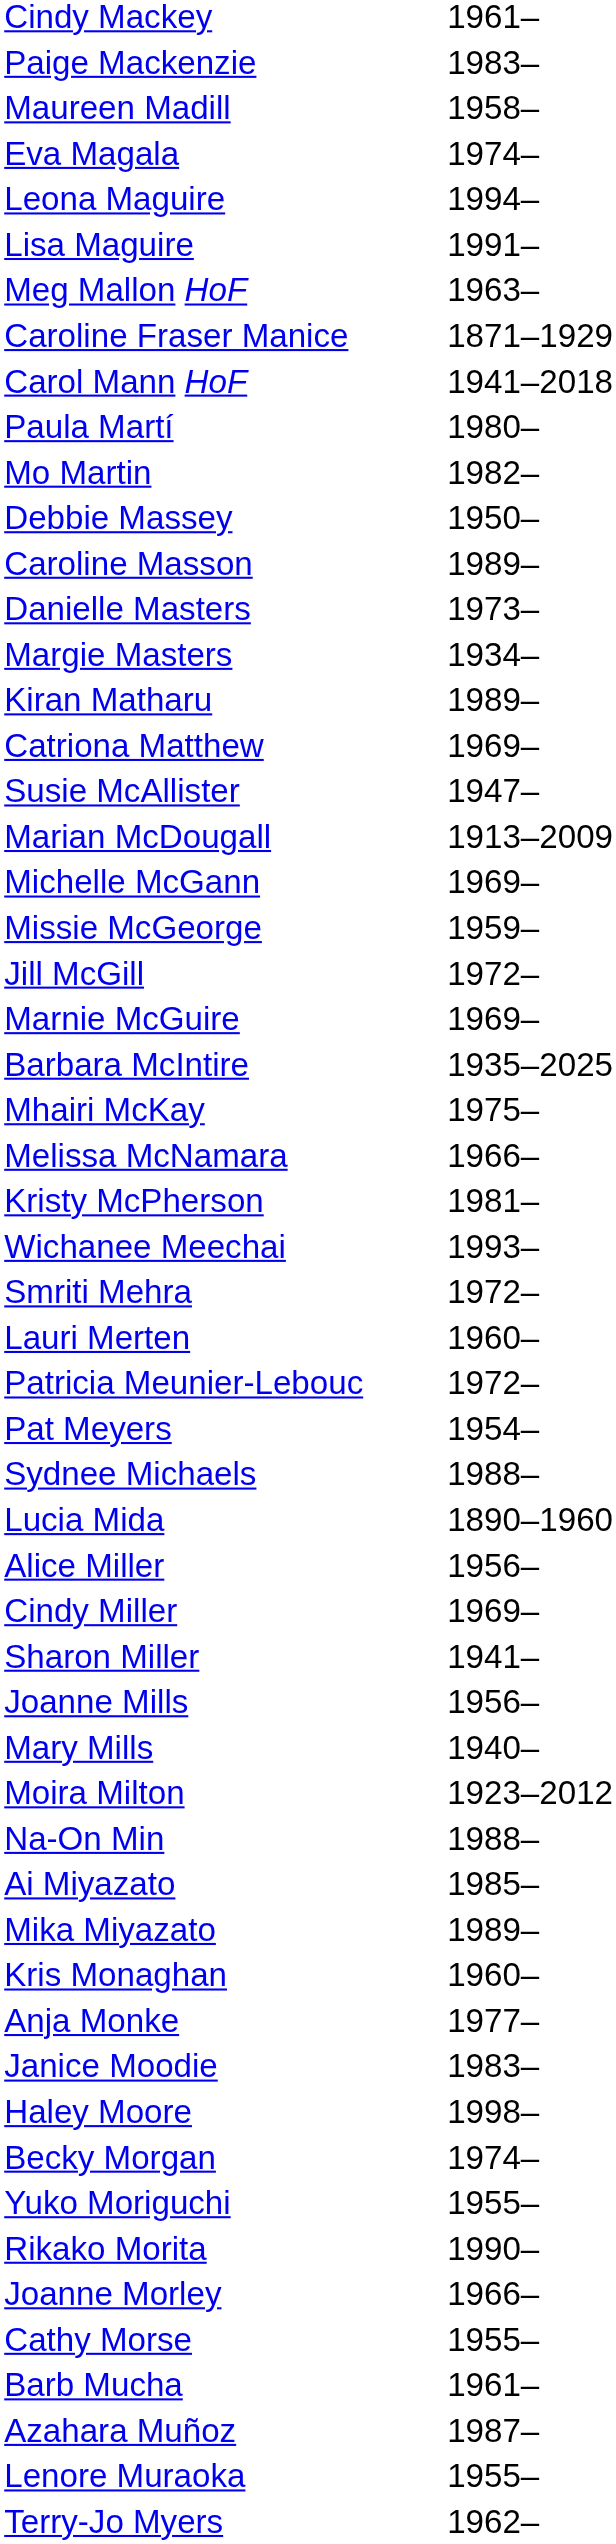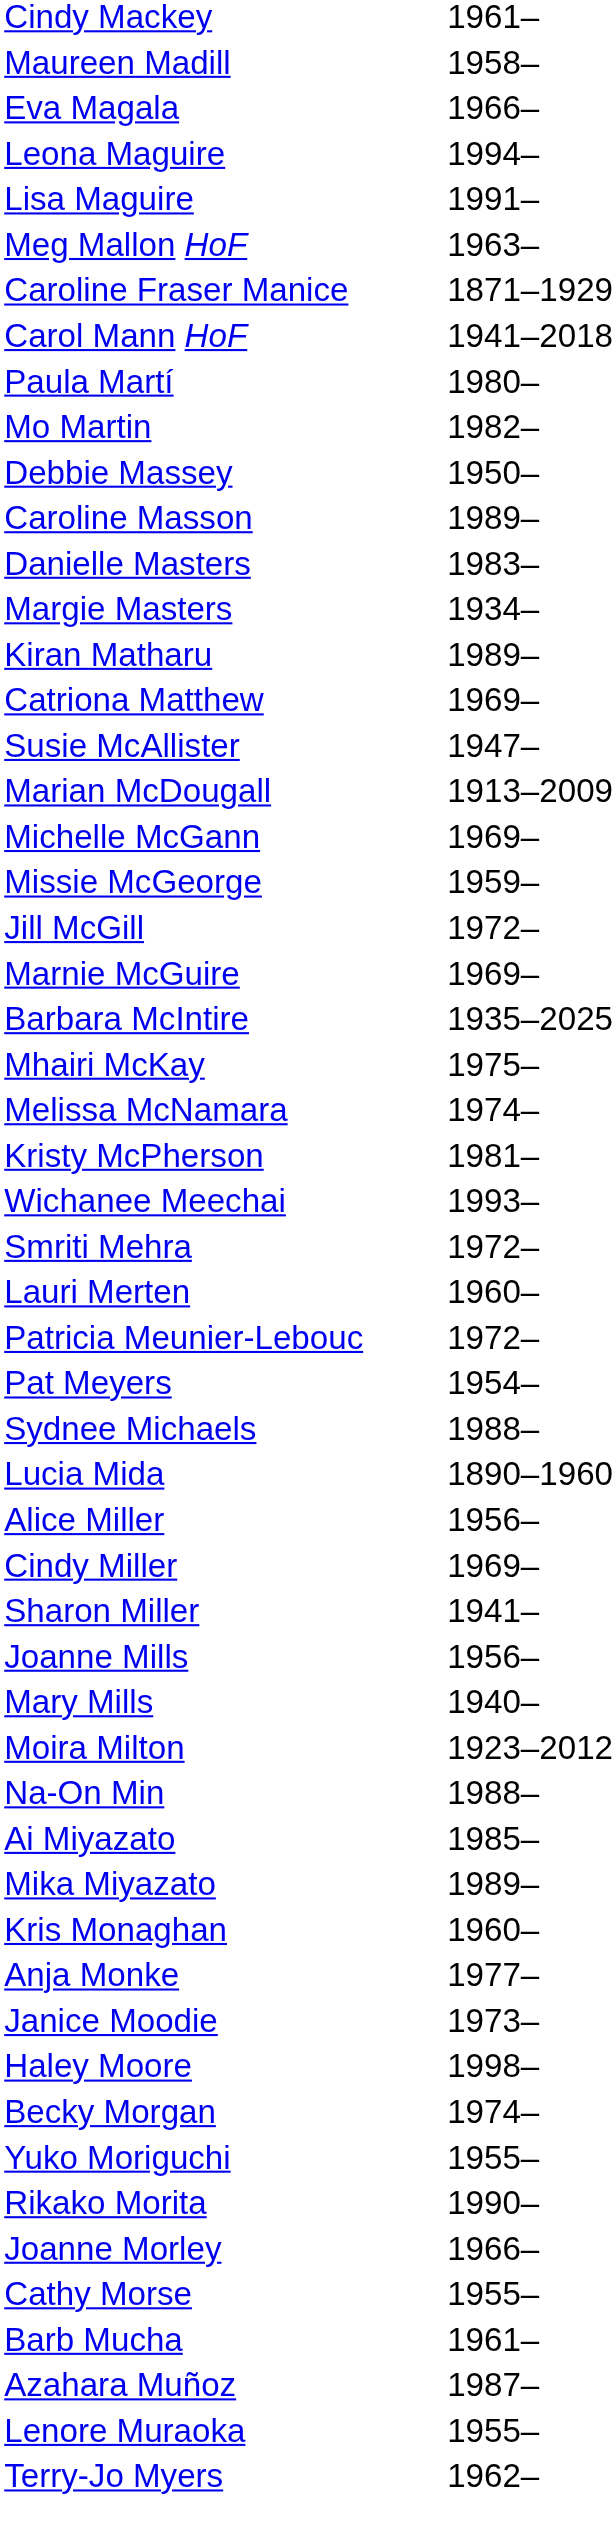- row: (130, 62)
(493, 153) 1974– -> (493, 108) 1966–
(493, 609) 1973– -> (493, 563) 1983–
(493, 1155) 1966– -> (493, 1110) 1974–
(493, 2066) 1983– -> (493, 2021) 1973–
